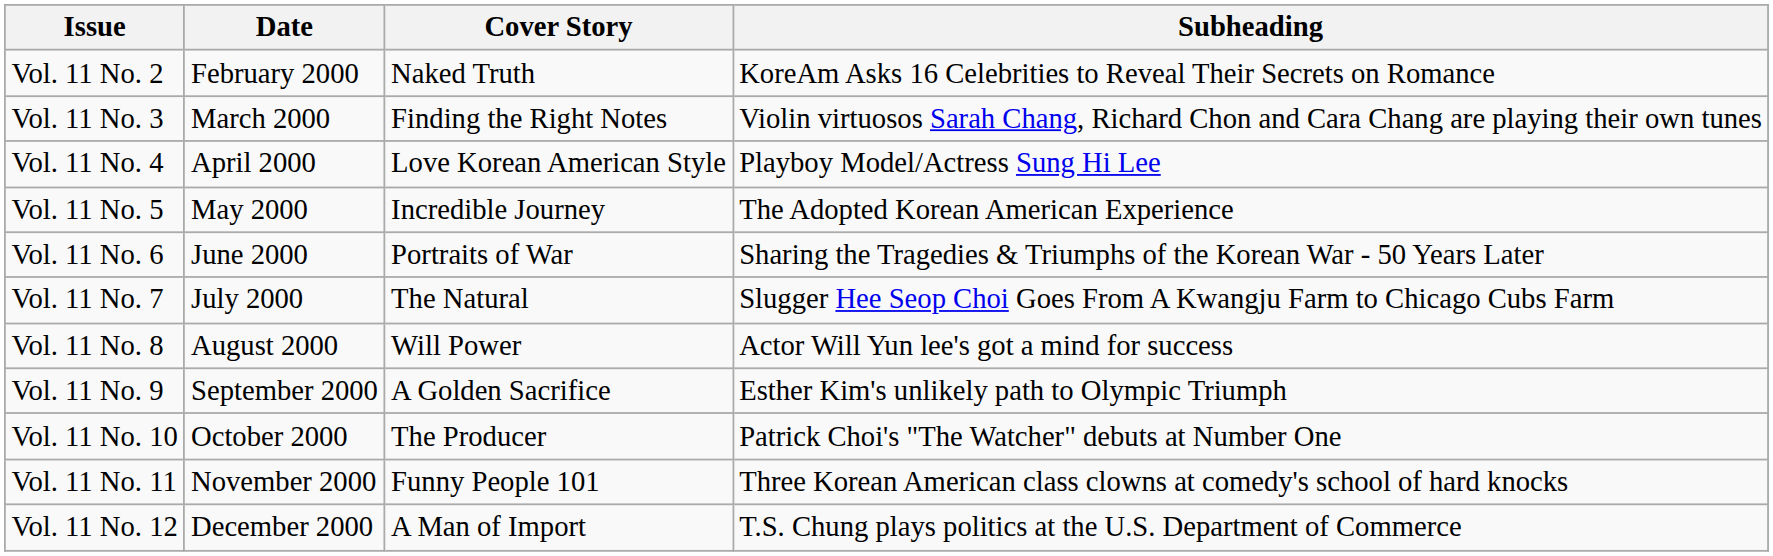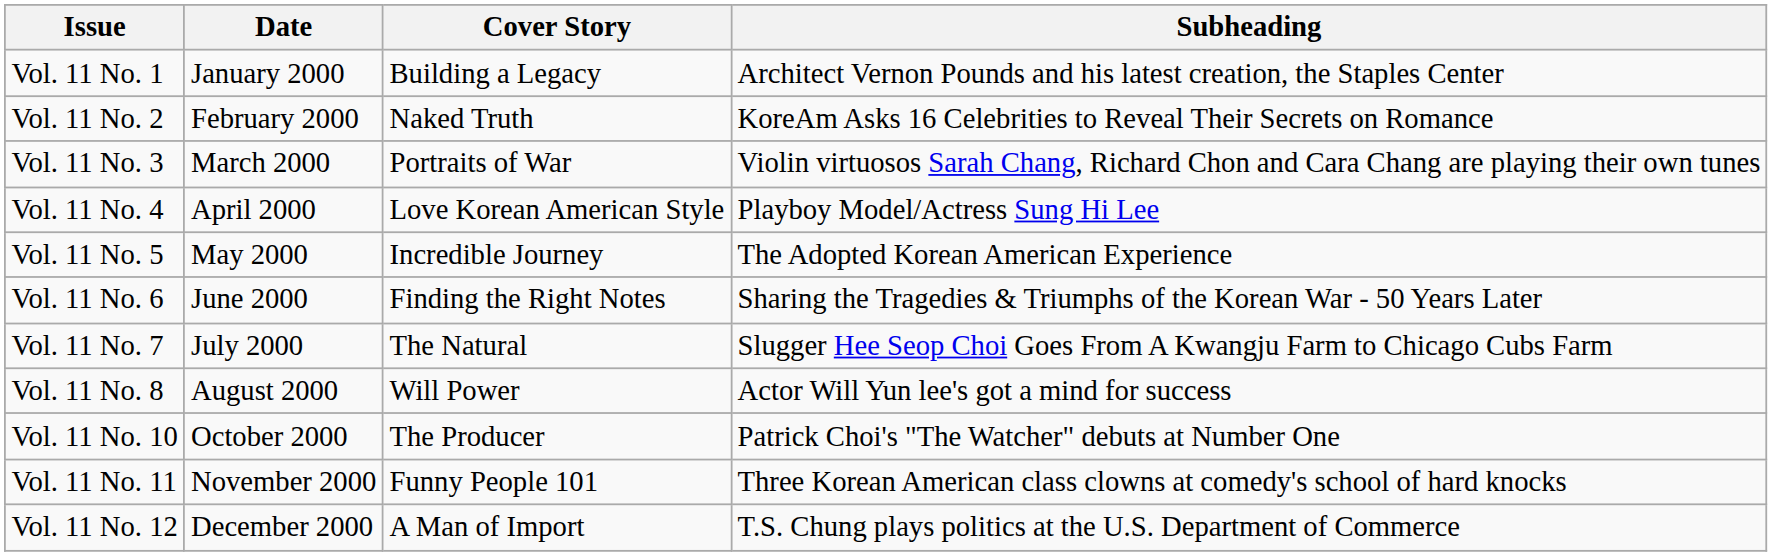+ row: (87, 72)
(529, 118) Finding the Right Notes -> (480, 163) Portraits of War
(482, 254) Portraits of War -> (528, 299) Finding the Right Notes
- row: (87, 390)
